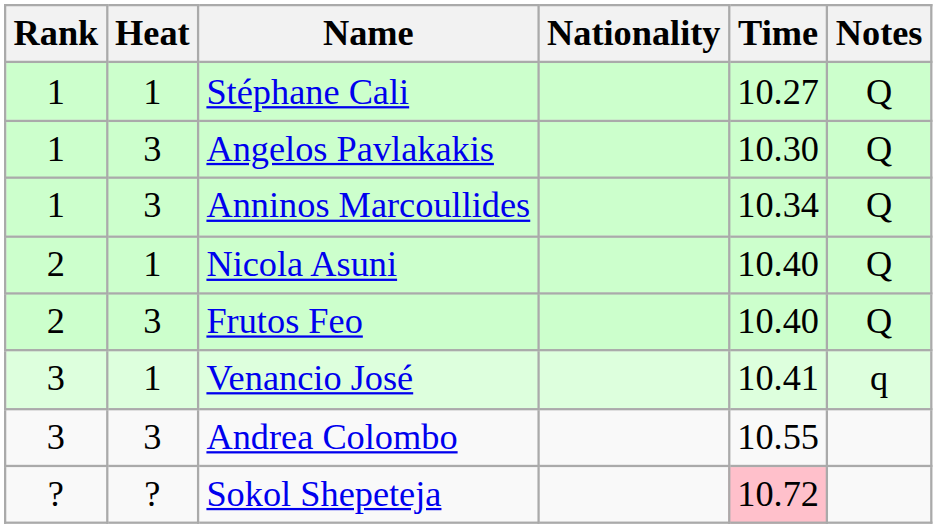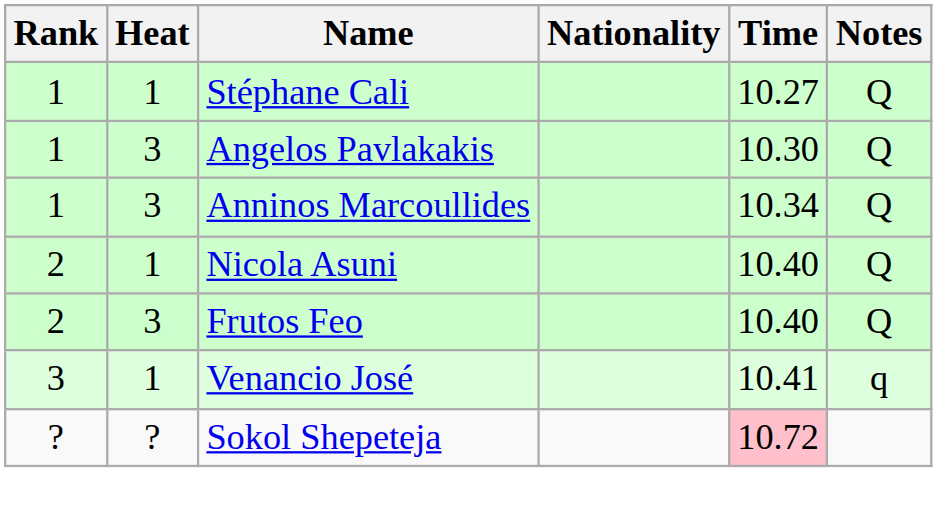- row: (332, 436)
